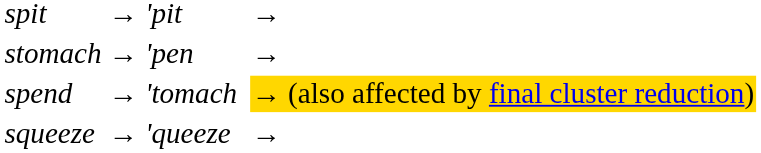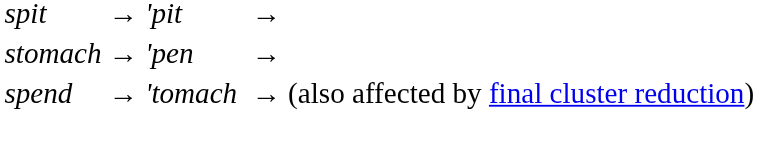(503, 93) gold background -> (503, 93) no background
- row: (50, 133)
